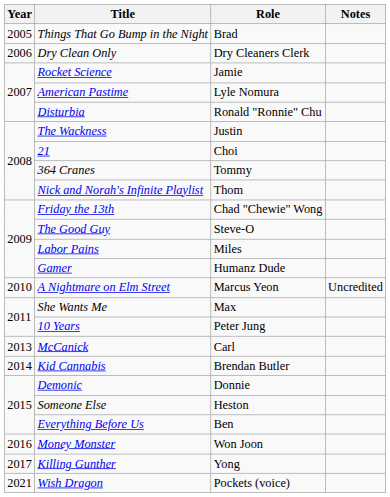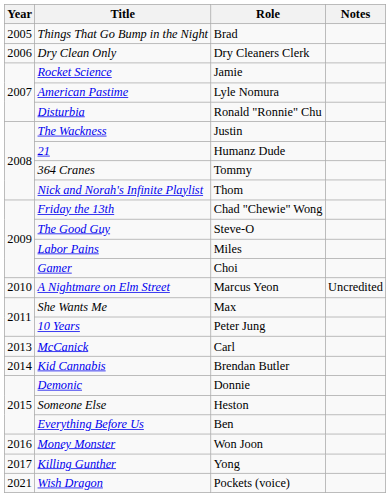(226, 151) Choi -> (249, 151) Humanz Dude
(249, 268) Humanz Dude -> (226, 268) Choi
